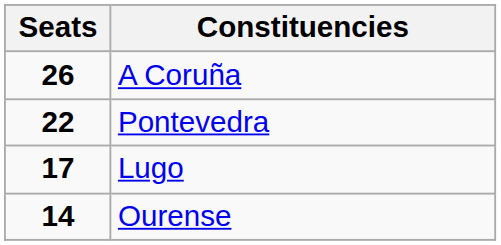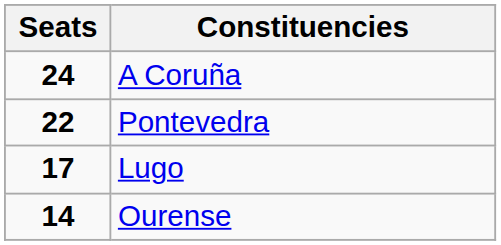(58, 74) 26 -> (58, 74) 24
